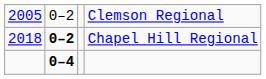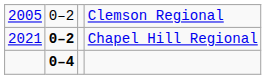(25, 39) 2018 -> (25, 39) 2021
